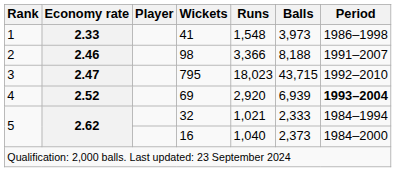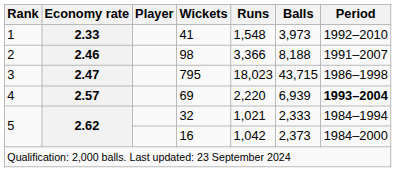(356, 34) 1986–1998 -> (356, 34) 1992–2010
(356, 75) 1992–2010 -> (356, 75) 1986–1998
(87, 95) 2.52 -> (87, 95) 2.57
(250, 95) 2,920 -> (250, 95) 2,220
(250, 136) 1,040 -> (250, 136) 1,042
